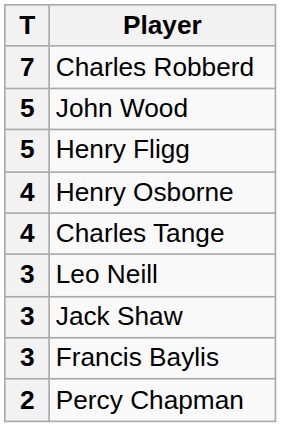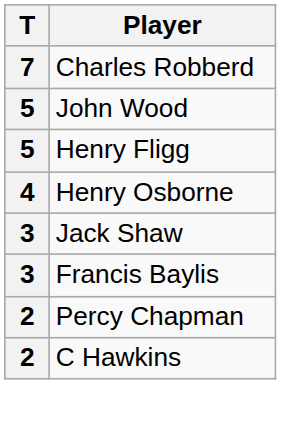- row: (140, 233)
- row: (107, 274)
+ row: (118, 358)
